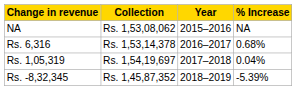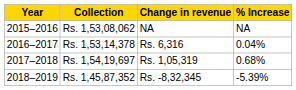columns swapped: (206, 12) <-> (52, 12)
(251, 45) 0.68% -> (251, 45) 0.04%
(251, 61) 0.04% -> (251, 61) 0.68%
